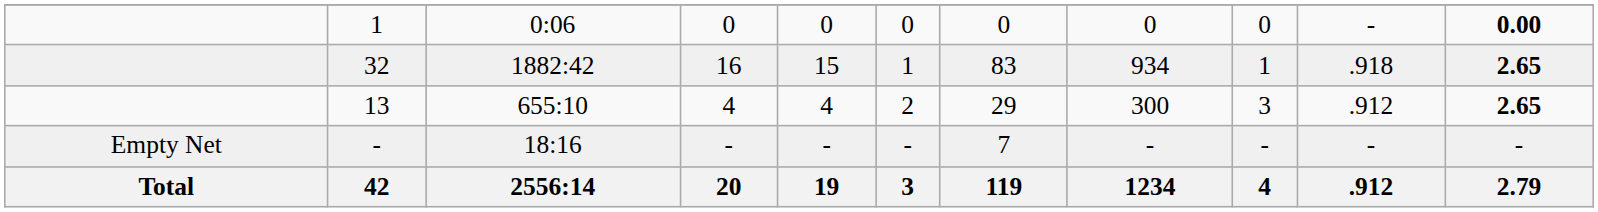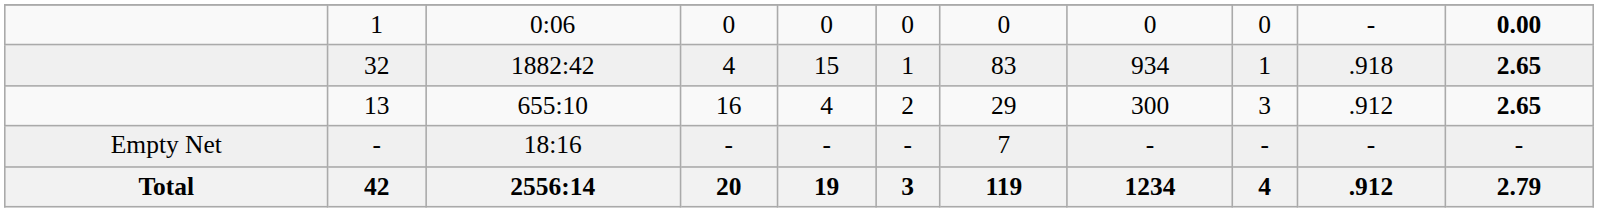(729, 65) 16 -> (729, 65) 4
(729, 105) 4 -> (729, 105) 16
